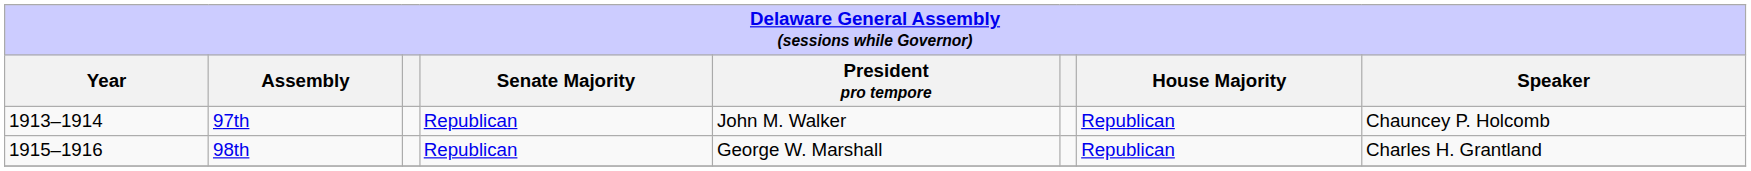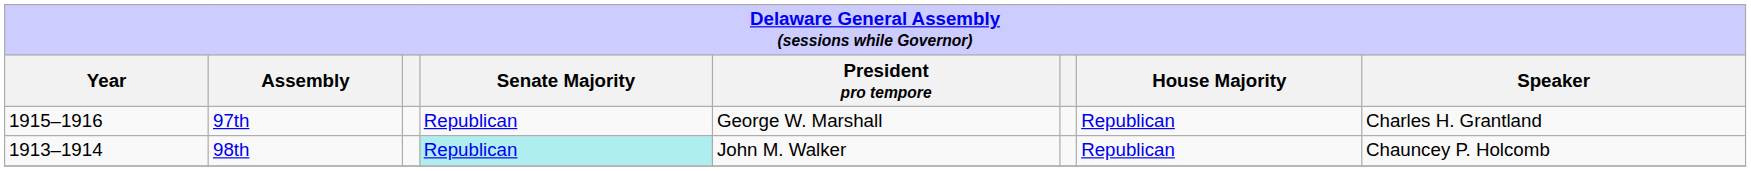(56, 120) 1913–1914 -> (56, 120) 1915–1916
(782, 120) John M. Walker -> (800, 120) George W. Marshall
(1458, 120) Chauncey P. Holcomb -> (1454, 120) Charles H. Grantland
(56, 150) 1915–1916 -> (56, 150) 1913–1914
(471, 150) no background -> (471, 150) paleturquoise background
(800, 150) George W. Marshall -> (782, 150) John M. Walker
(1454, 150) Charles H. Grantland -> (1458, 150) Chauncey P. Holcomb
